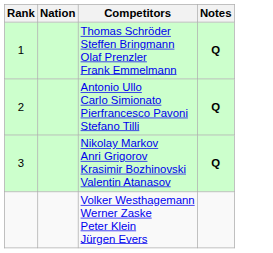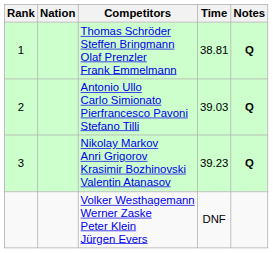+ column: (214, 13)
